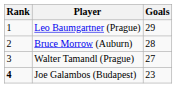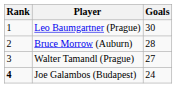(150, 28) 29 -> (150, 28) 30
(150, 75) 23 -> (150, 75) 24
